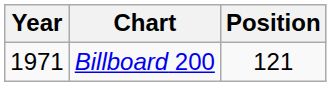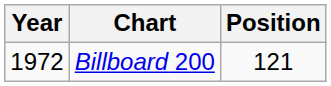(37, 61) 1971 -> (37, 61) 1972
